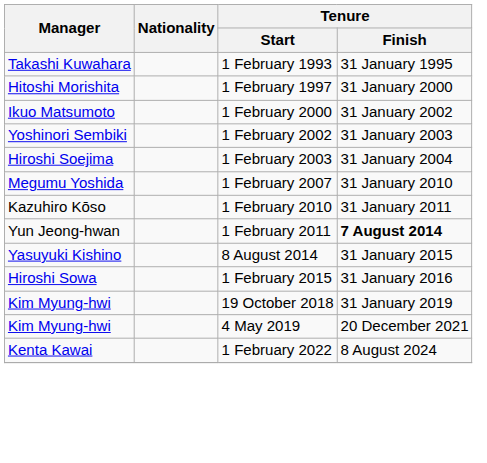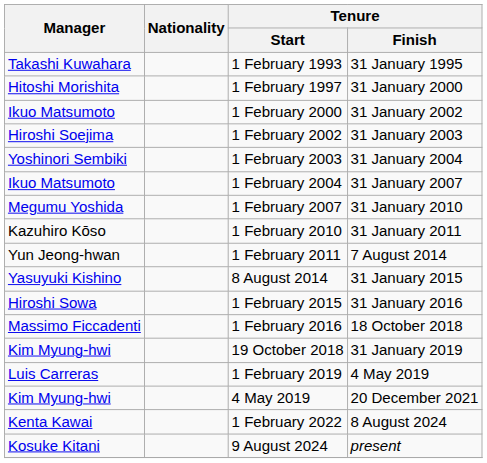(67, 135) Yoshinori Sembiki -> (61, 135) Hiroshi Soejima
(61, 159) Hiroshi Soejima -> (67, 159) Yoshinori Sembiki
+ row: (287, 183)
(391, 231) bold -> (399, 254) normal
+ row: (287, 326)
+ row: (287, 374)
+ row: (280, 445)
